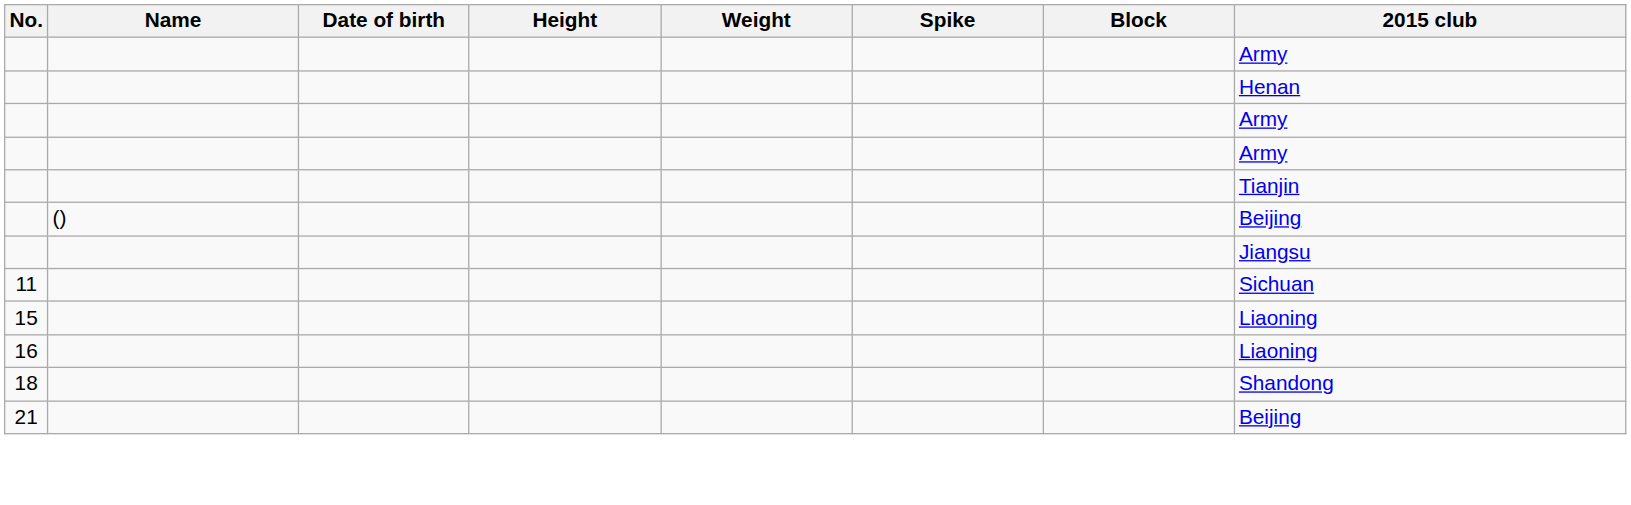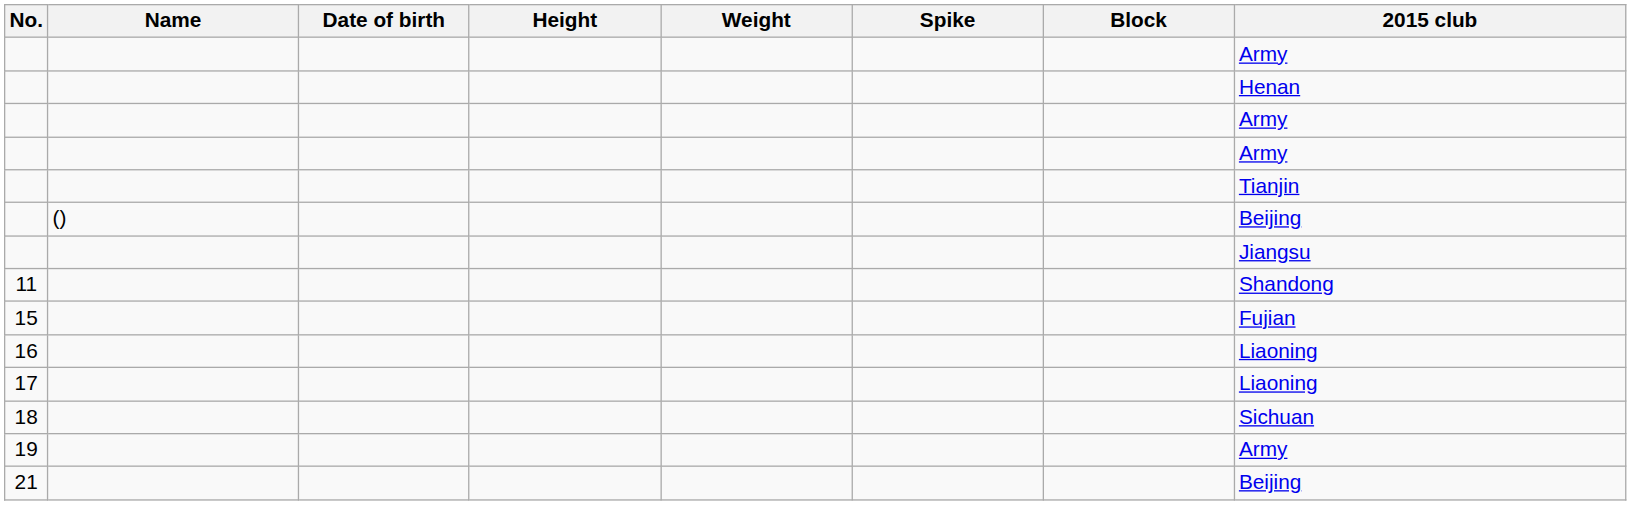(1276, 284) Sichuan -> (1286, 284) Shandong
(1278, 317) Liaoning -> (1267, 317) Fujian
+ row: (26, 383)
(1286, 383) Shandong -> (1276, 416) Sichuan
+ row: (26, 449)
